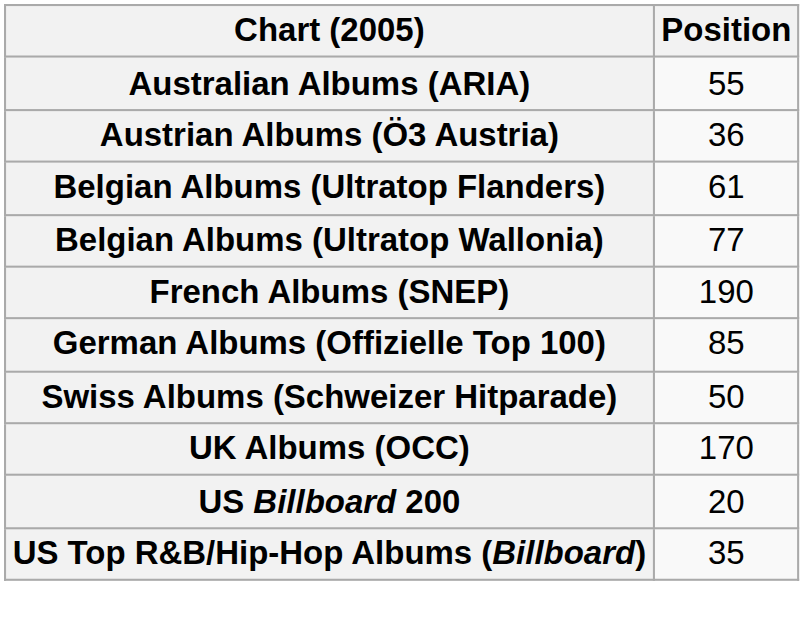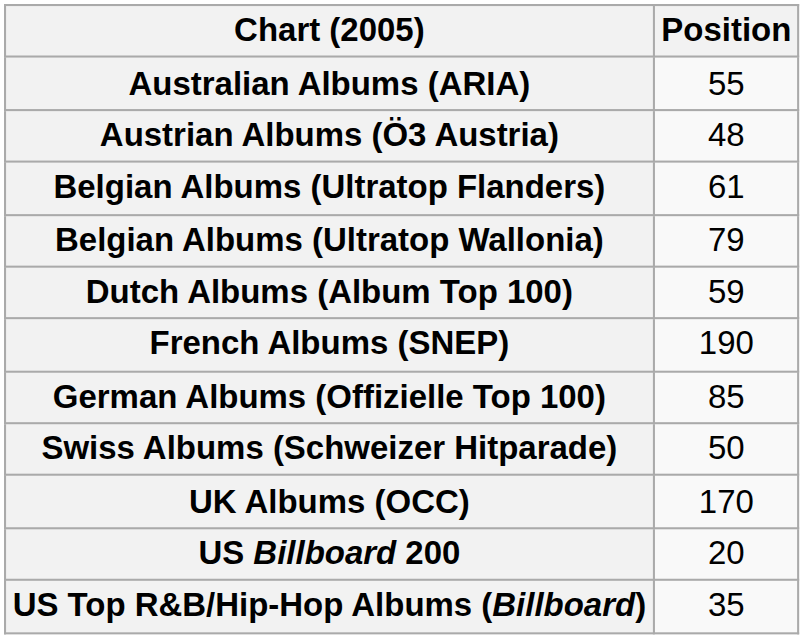(726, 135) 36 -> (726, 135) 48
(726, 239) 77 -> (726, 239) 79
+ row: (329, 291)
